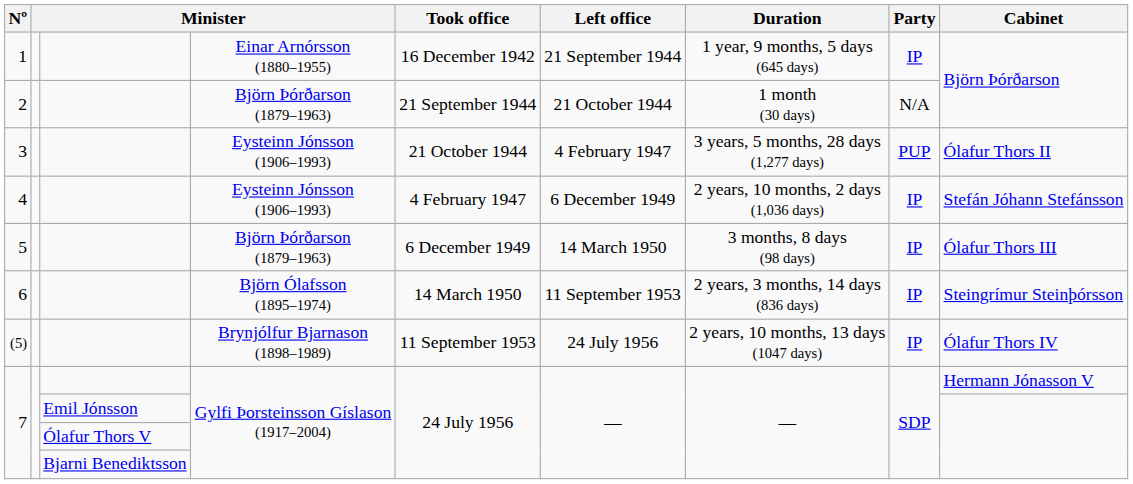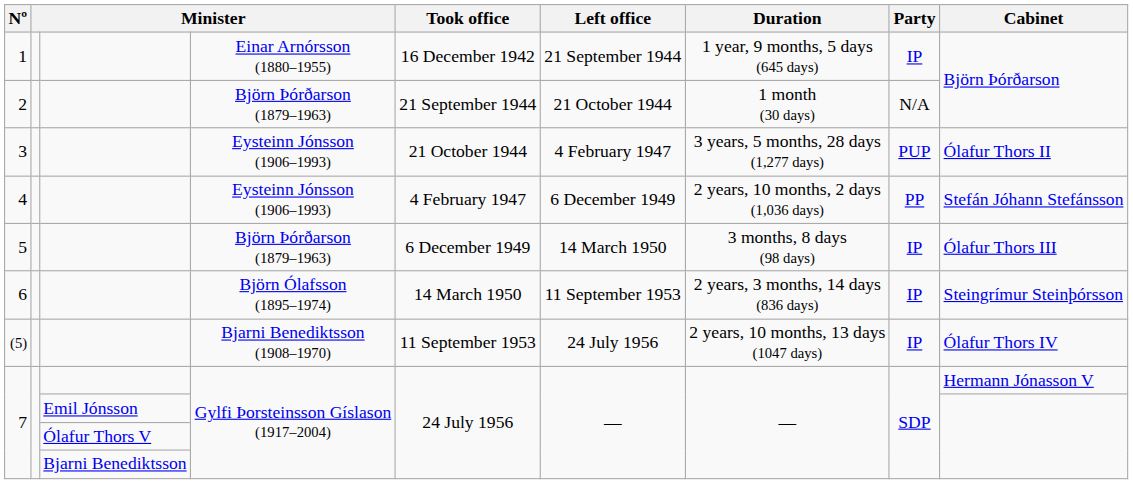(914, 199) IP -> (914, 199) PP
(293, 342) Brynjólfur Bjarnason (1898–1989) -> (293, 342) Bjarni Benediktsson (1908–1970)
